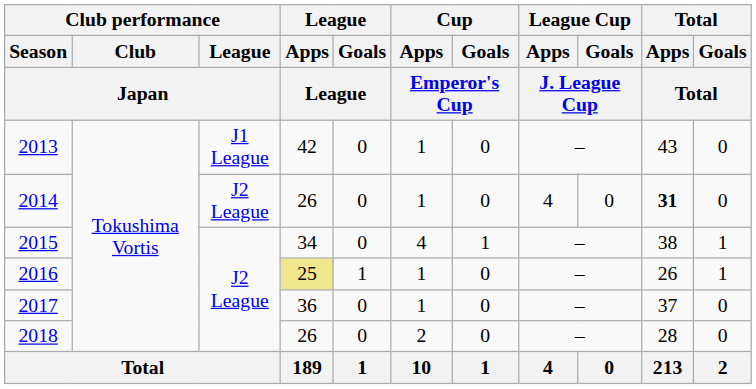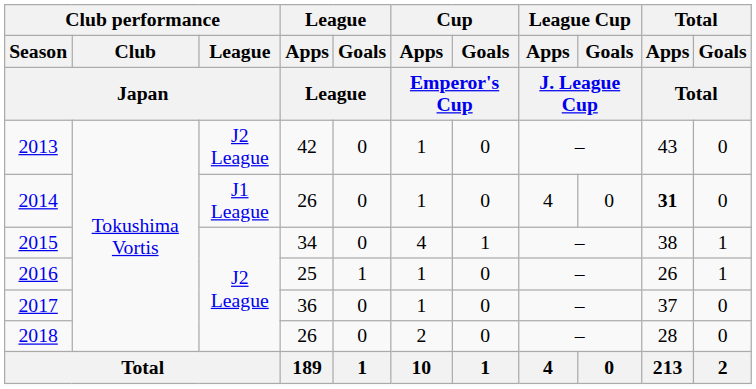(240, 146) J1 League -> (240, 146) J2 League
(240, 200) J2 League -> (240, 200) J1 League
(307, 273) khaki background -> (307, 273) no background
